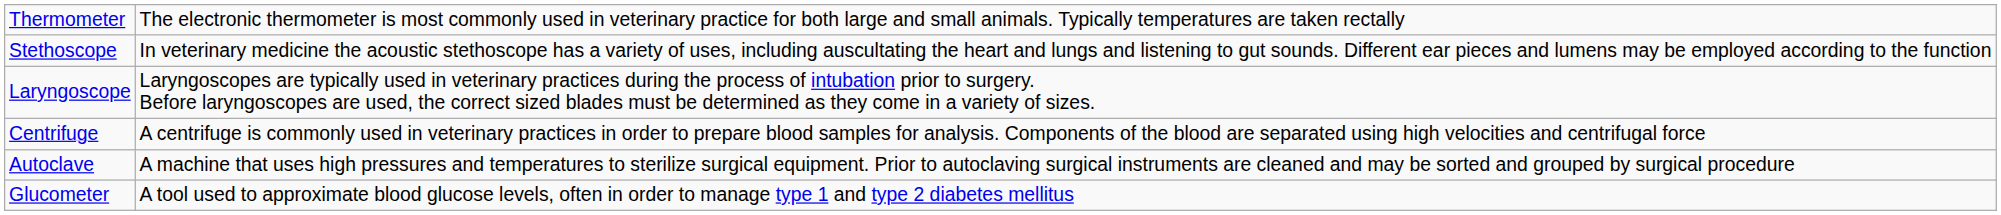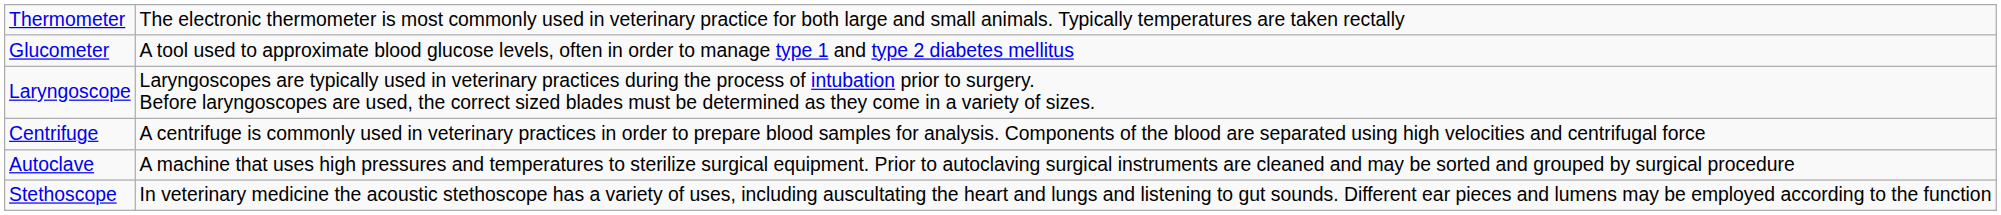rows swapped: (63, 50) <-> (59, 195)
